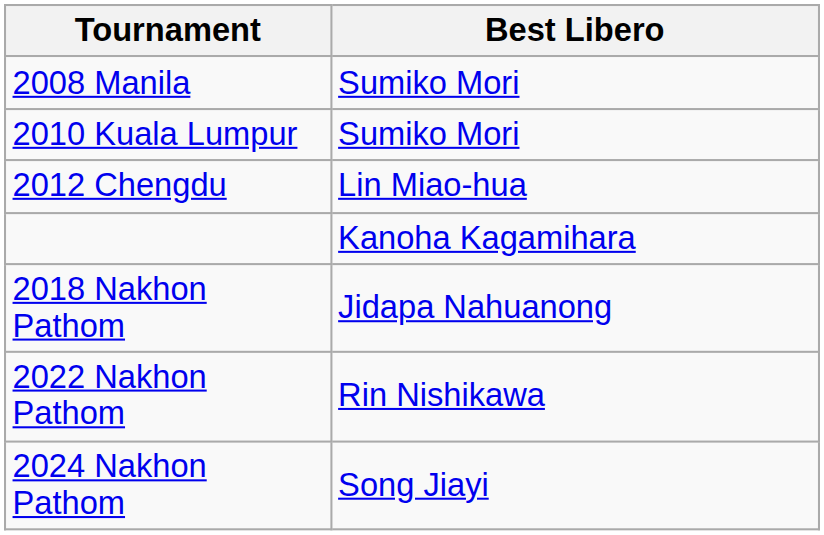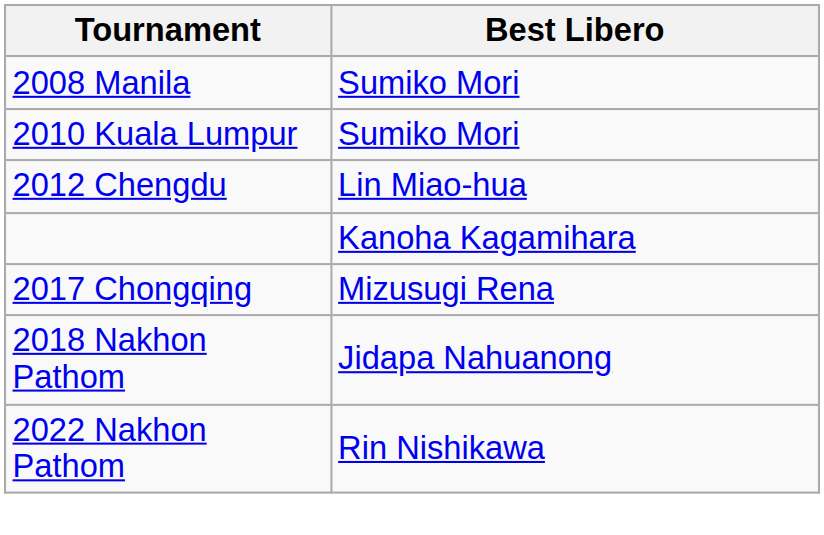+ row: (132, 289)
- row: (110, 484)
